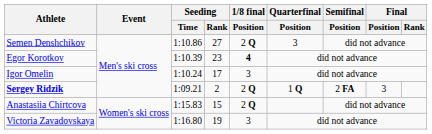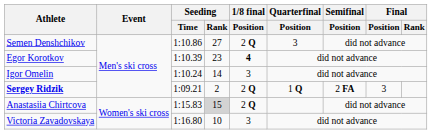(217, 74) 17 -> (217, 74) 14
(217, 105) no background -> (217, 105) lightgrey background
(217, 121) 19 -> (217, 121) 10
